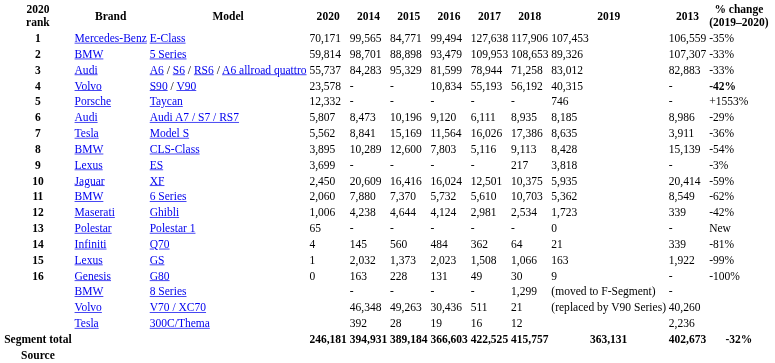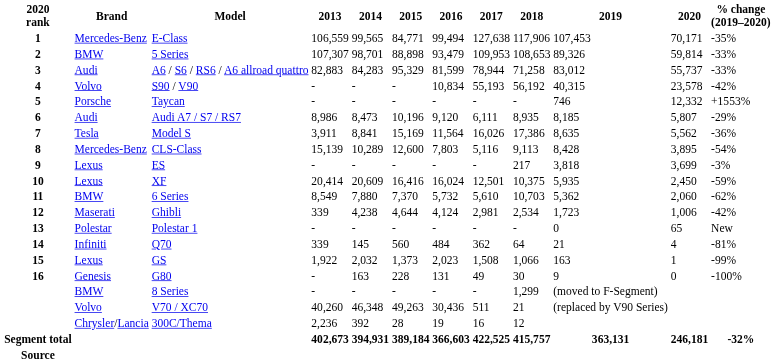columns swapped: (688, 16) <-> (328, 16)
(723, 86) bold -> (724, 86) normal
(89, 149) BMW -> (111, 149) Mercedes-Benz
(90, 181) Jaguar -> (89, 181) Lexus
(87, 323) Tesla -> (112, 323) Chrysler/Lancia
